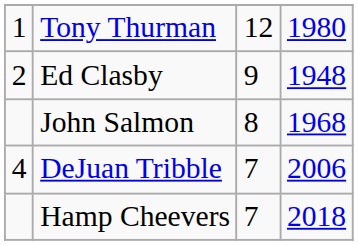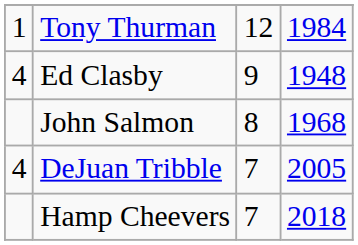(317, 27) 1980 -> (317, 27) 1984
(19, 74) 2 -> (19, 74) 4
(317, 168) 2006 -> (317, 168) 2005
